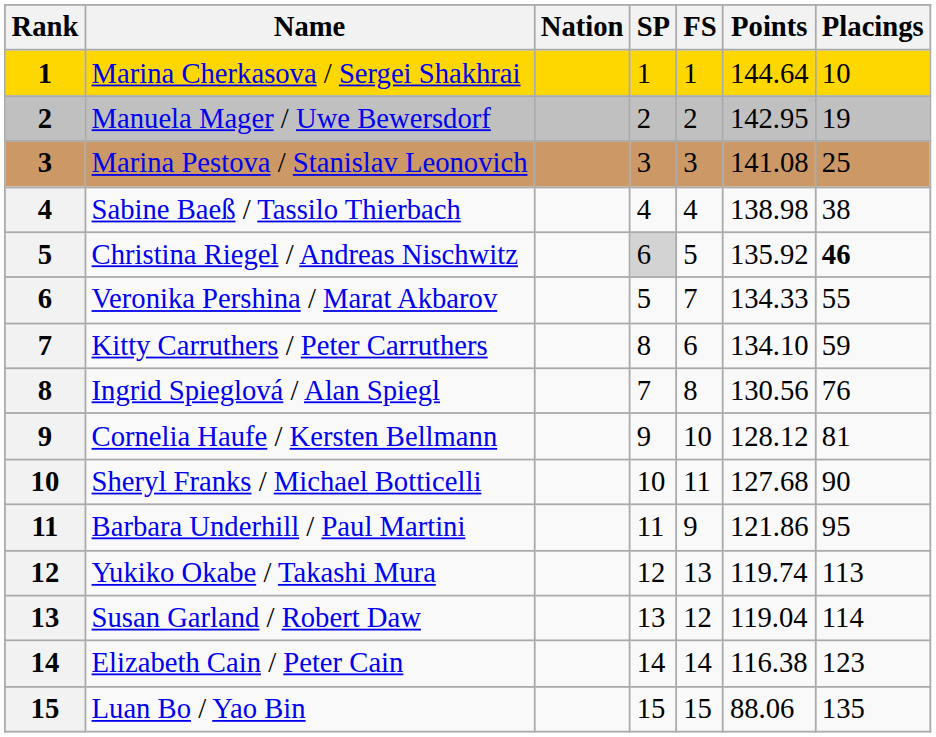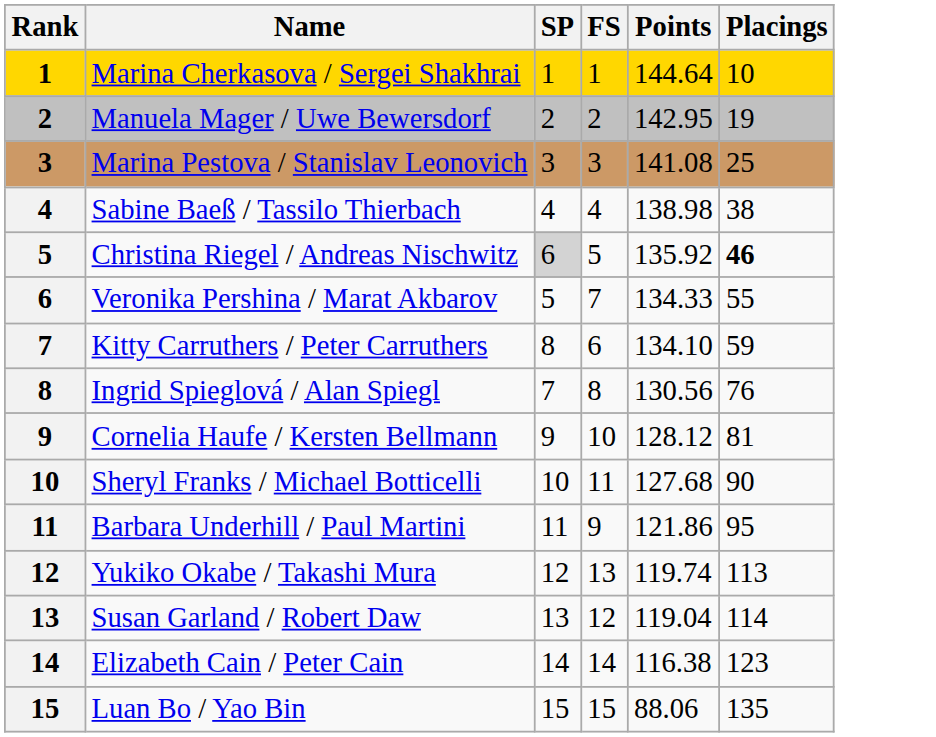- column: (582, 27)
